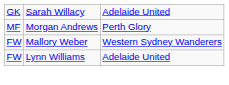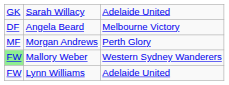+ row: (55, 27)
(14, 42) no background -> (14, 57) lightgreen background
